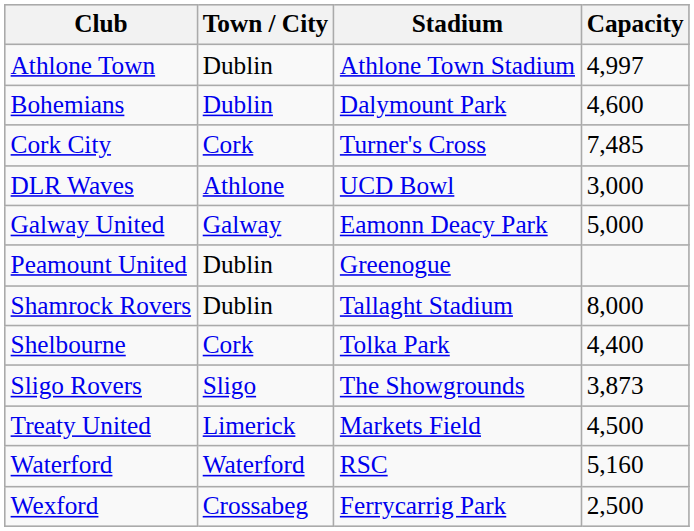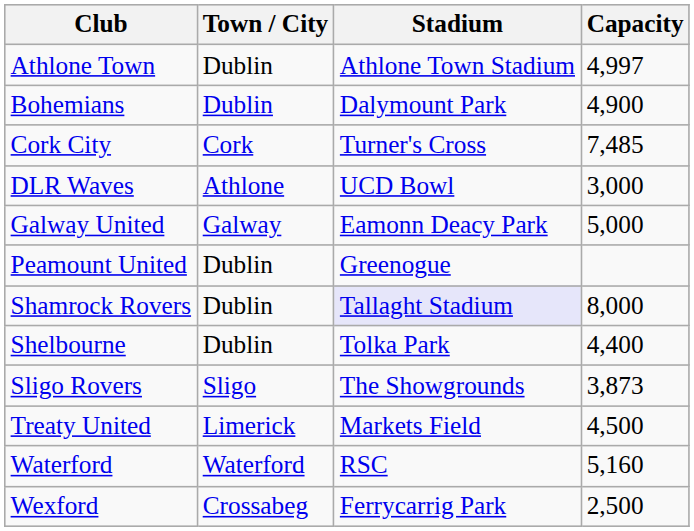(615, 104) 4,600 -> (615, 104) 4,900
(426, 305) no background -> (426, 305) lavender background
(228, 345) Cork -> (238, 345) Dublin
